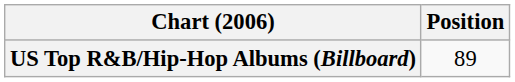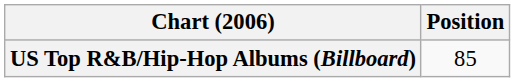(465, 58) 89 -> (465, 58) 85
